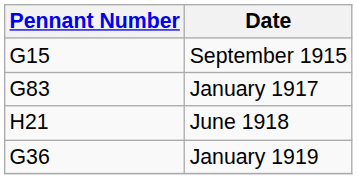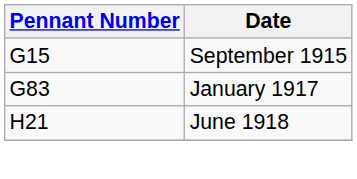- row: (254, 156)
